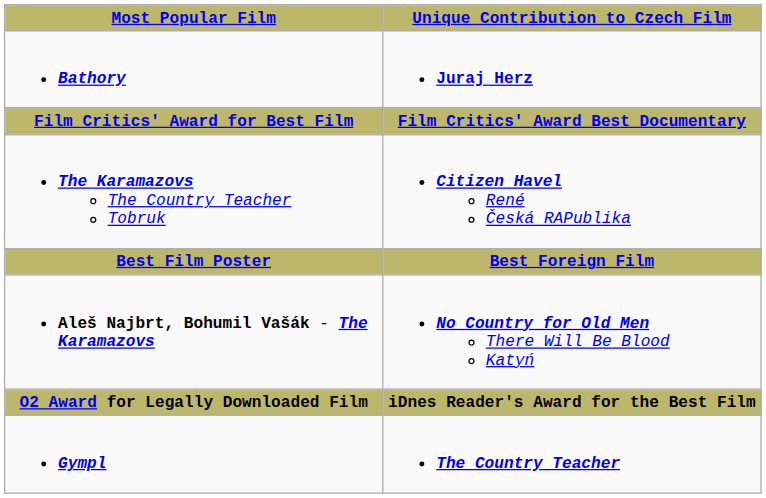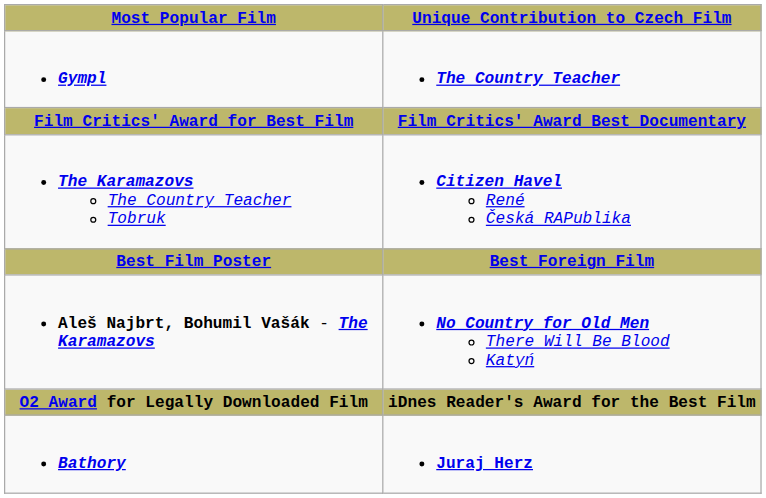rows swapped: (194, 79) <-> (194, 463)
